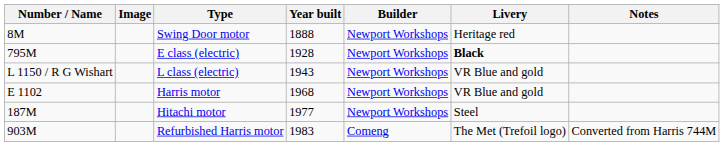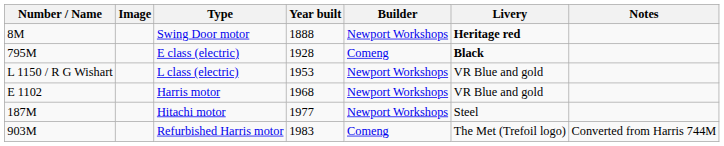(484, 33) normal -> (487, 33) bold
(398, 53) Newport Workshops -> (368, 53) Comeng
(301, 72) 1943 -> (301, 72) 1953
